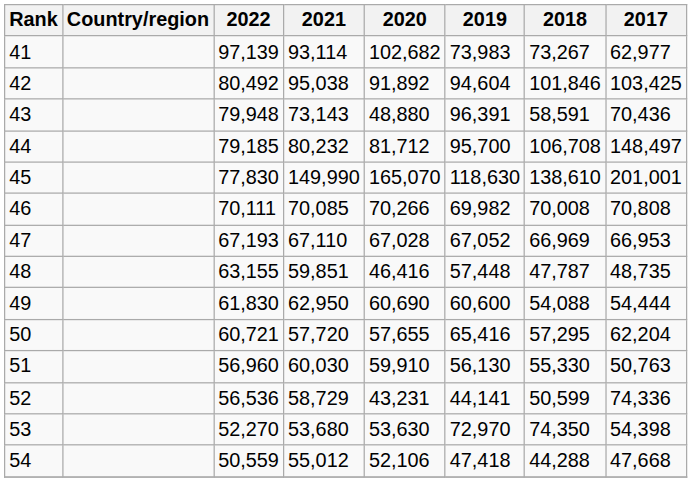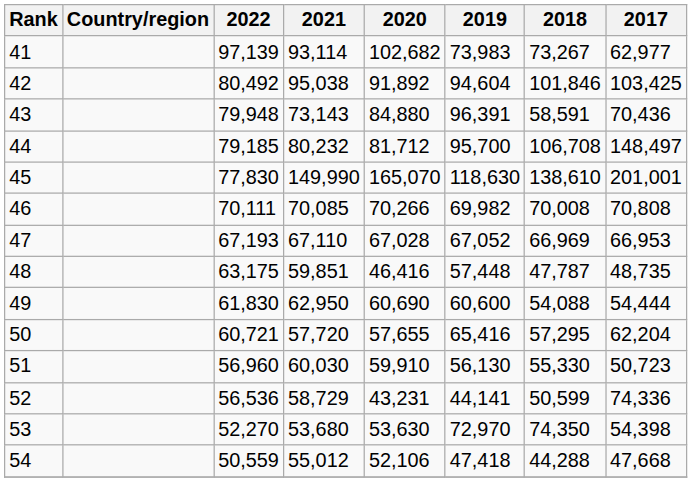(399, 114) 48,880 -> (399, 114) 84,880
(249, 271) 63,155 -> (249, 271) 63,175
(640, 366) 50,763 -> (640, 366) 50,723
